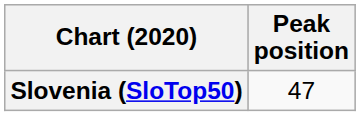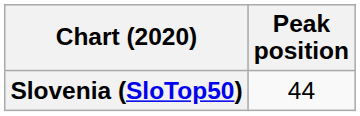(301, 90) 47 -> (301, 90) 44
